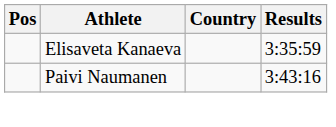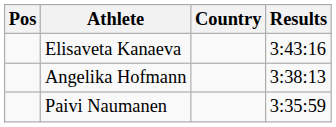(293, 48) 3:35:59 -> (298, 48) 3:43:16
+ row: (116, 77)
(293, 77) 3:43:16 -> (298, 106) 3:35:59
